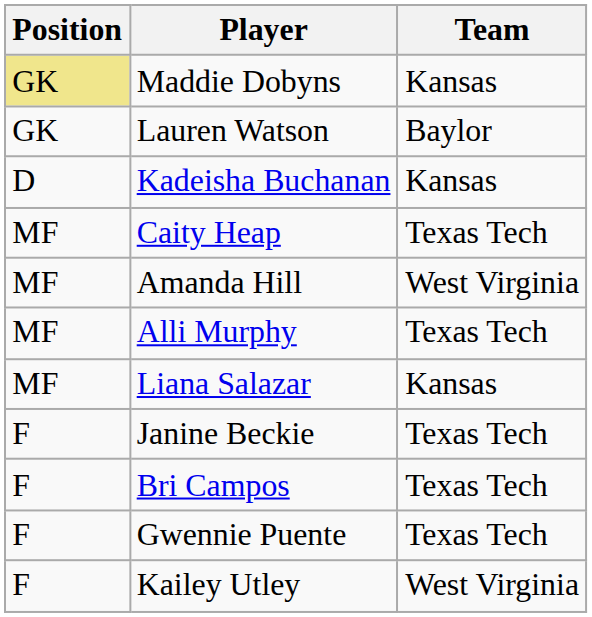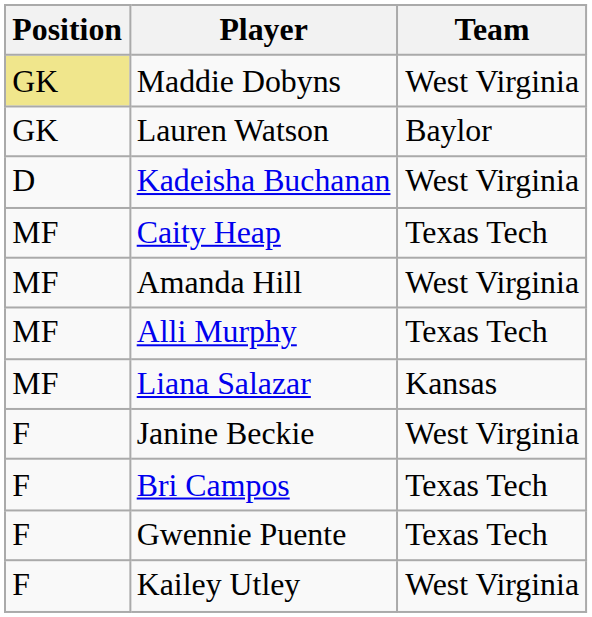(451, 80) Kansas -> (492, 80) West Virginia
(451, 181) Kansas -> (492, 181) West Virginia
(476, 433) Texas Tech -> (492, 433) West Virginia
